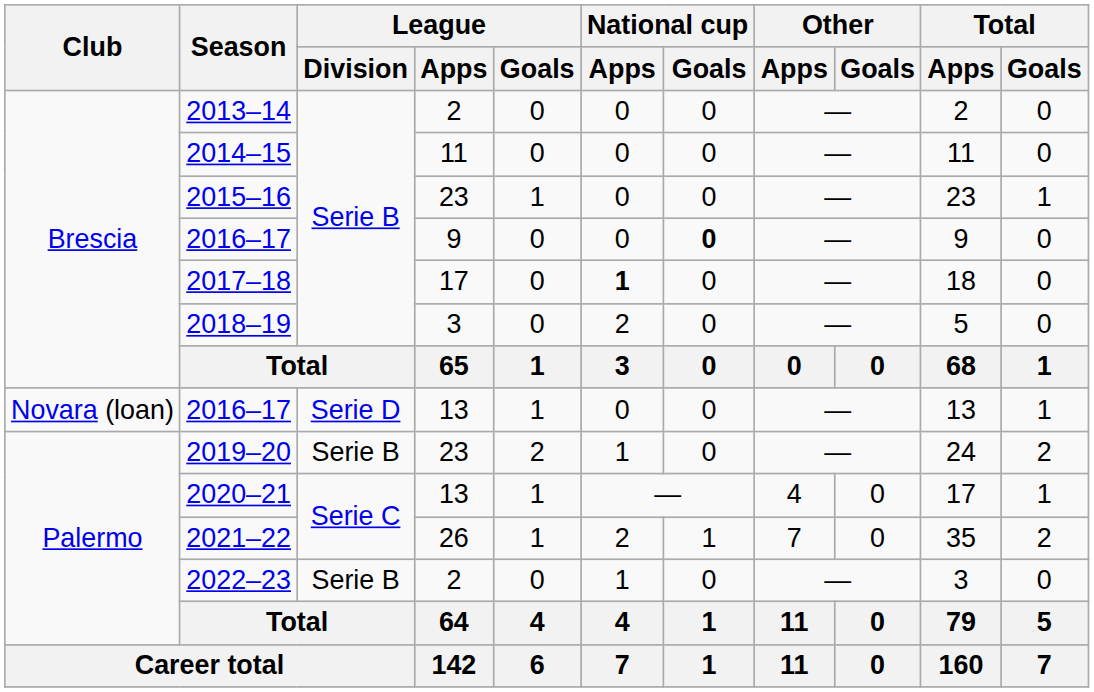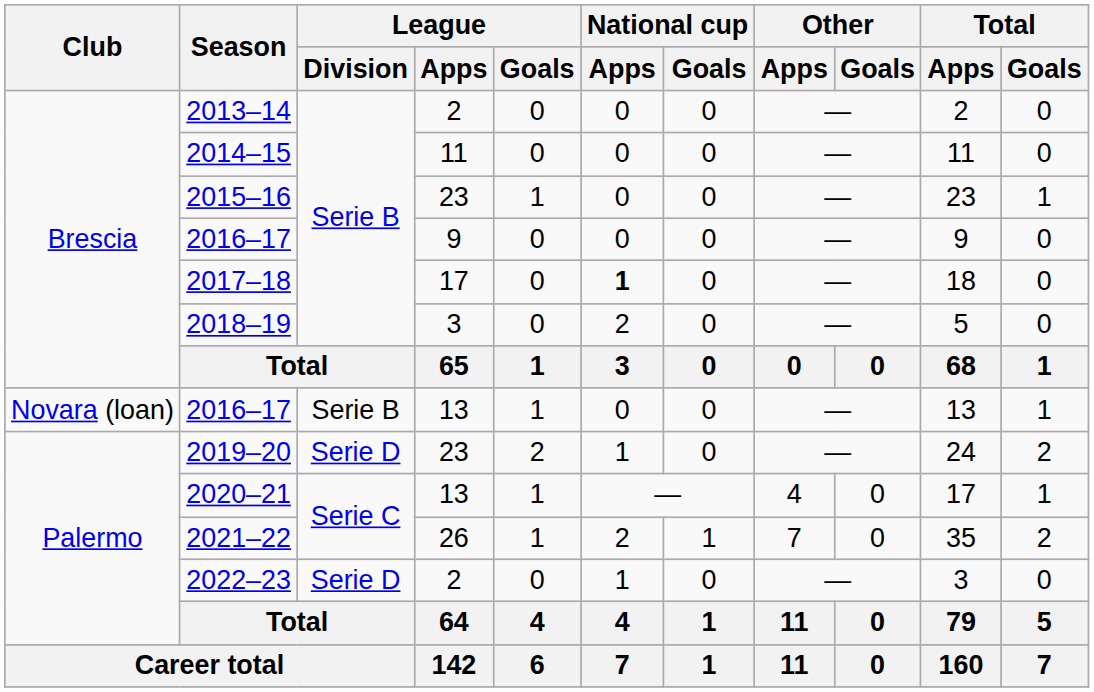(709, 238) bold -> (709, 238) normal
(356, 409) Serie D -> (356, 409) Serie B
(356, 452) Serie B -> (356, 452) Serie D
(356, 580) Serie B -> (356, 580) Serie D
